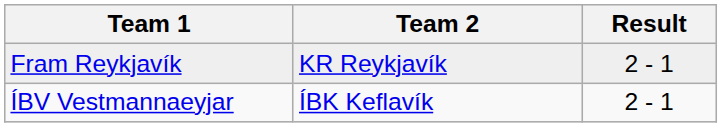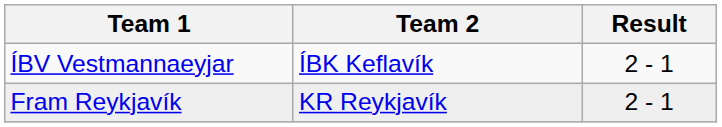rows swapped: (122, 102) <-> (96, 63)
